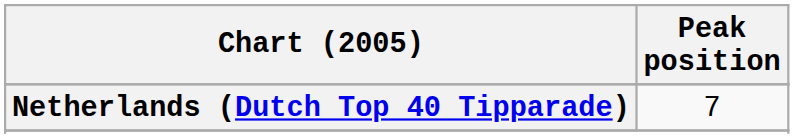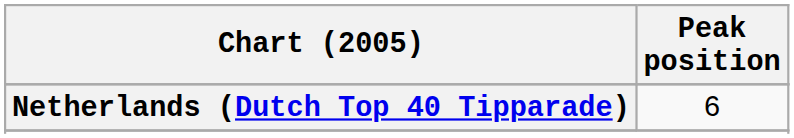(712, 108) 7 -> (712, 108) 6
